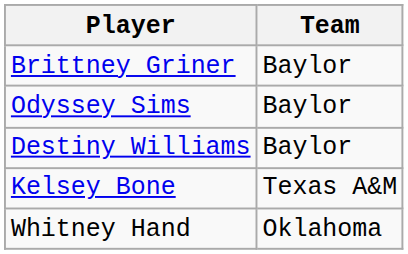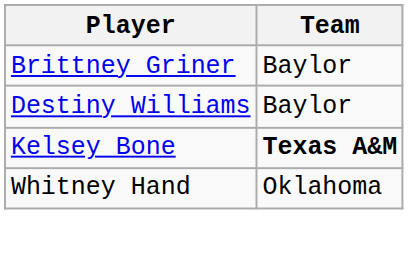- row: (101, 107)
(330, 188) normal -> (330, 147) bold
